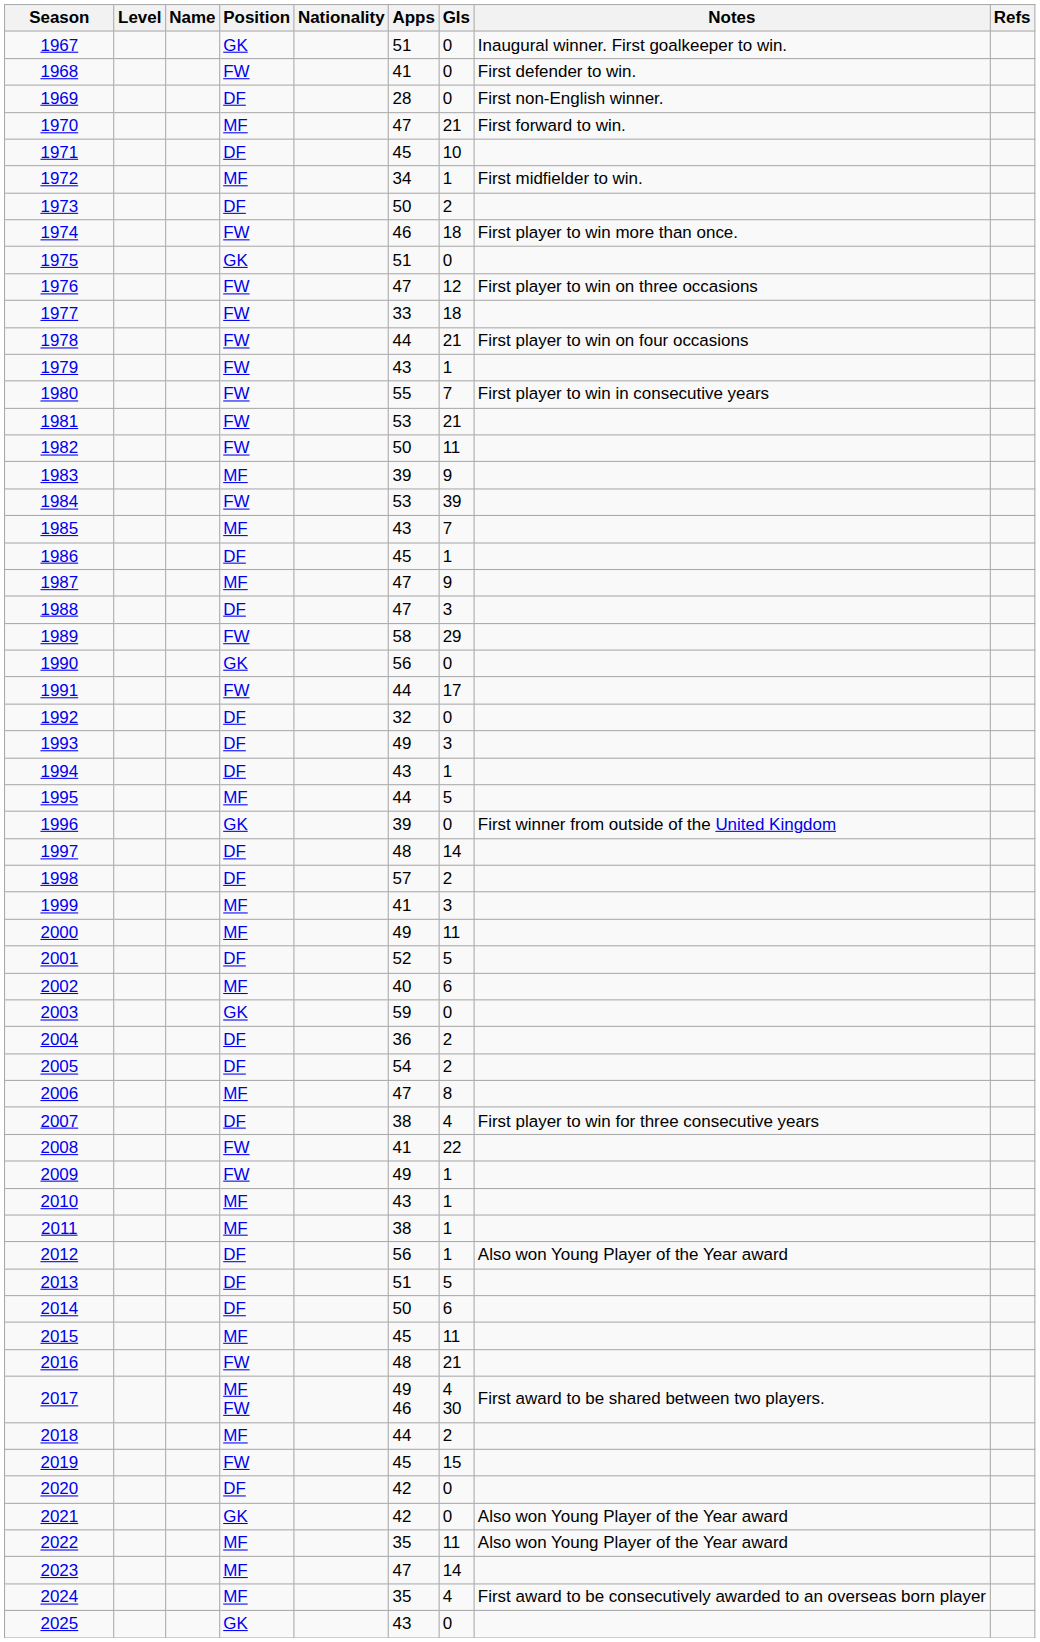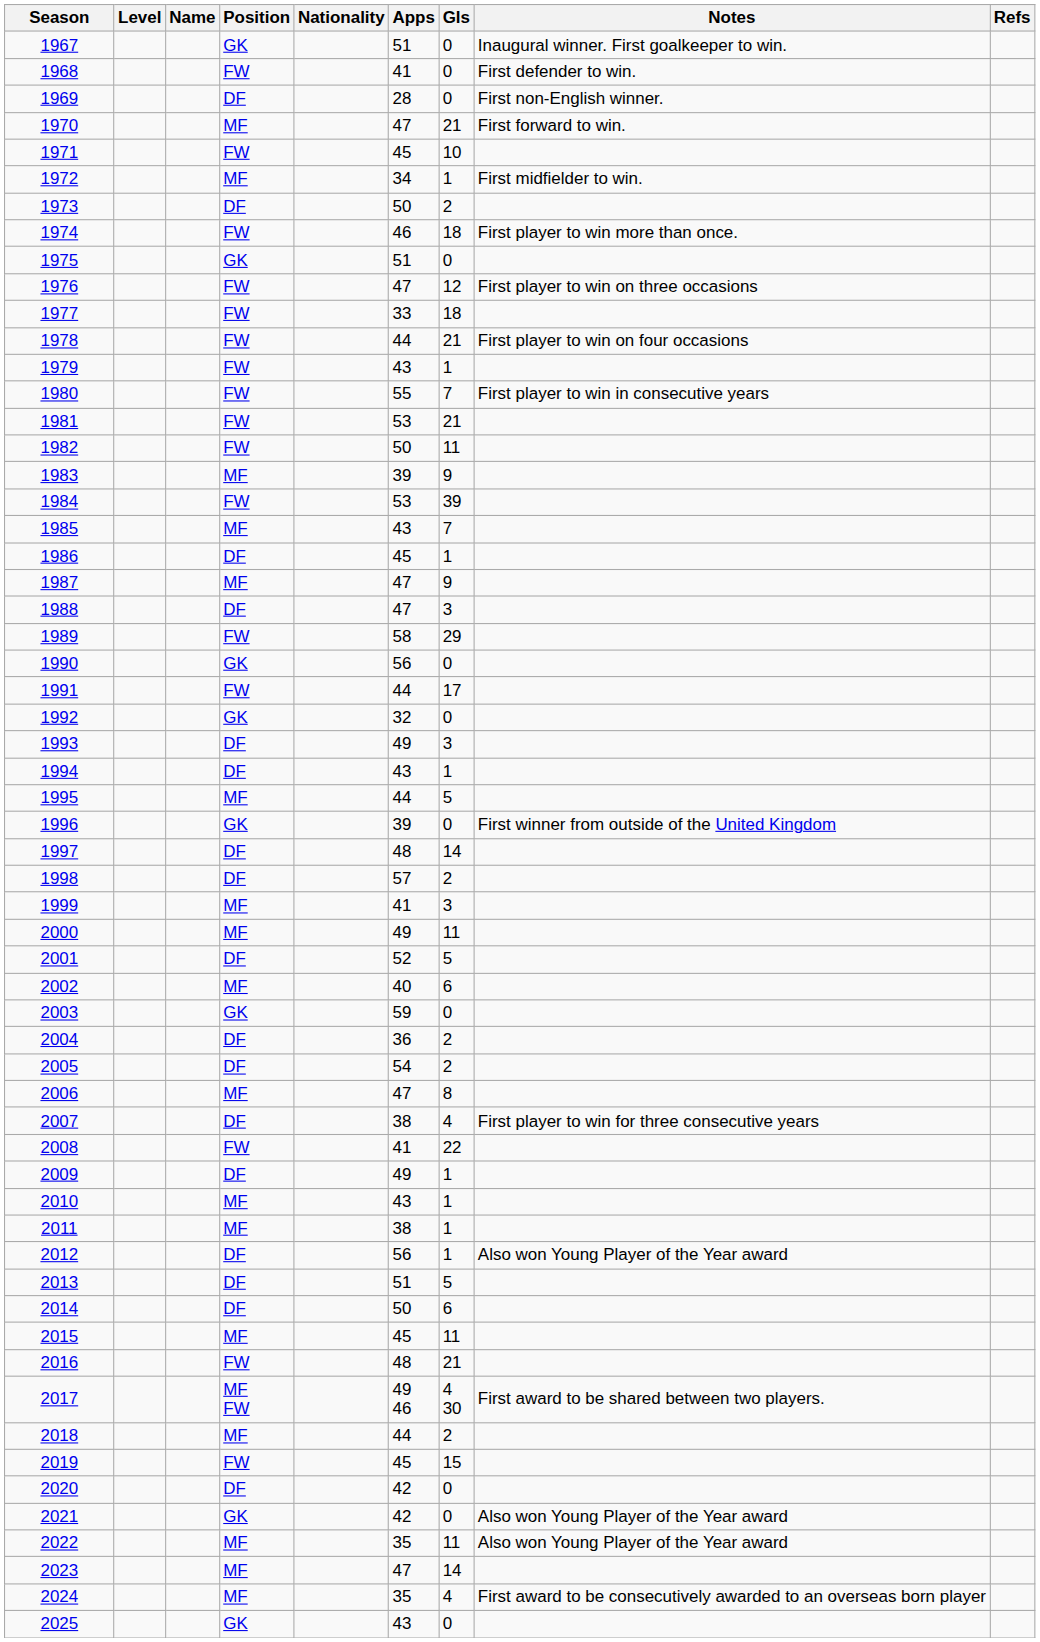(235, 152) DF -> (236, 152) FW
(235, 717) DF -> (235, 717) GK
(236, 1174) FW -> (235, 1174) DF
